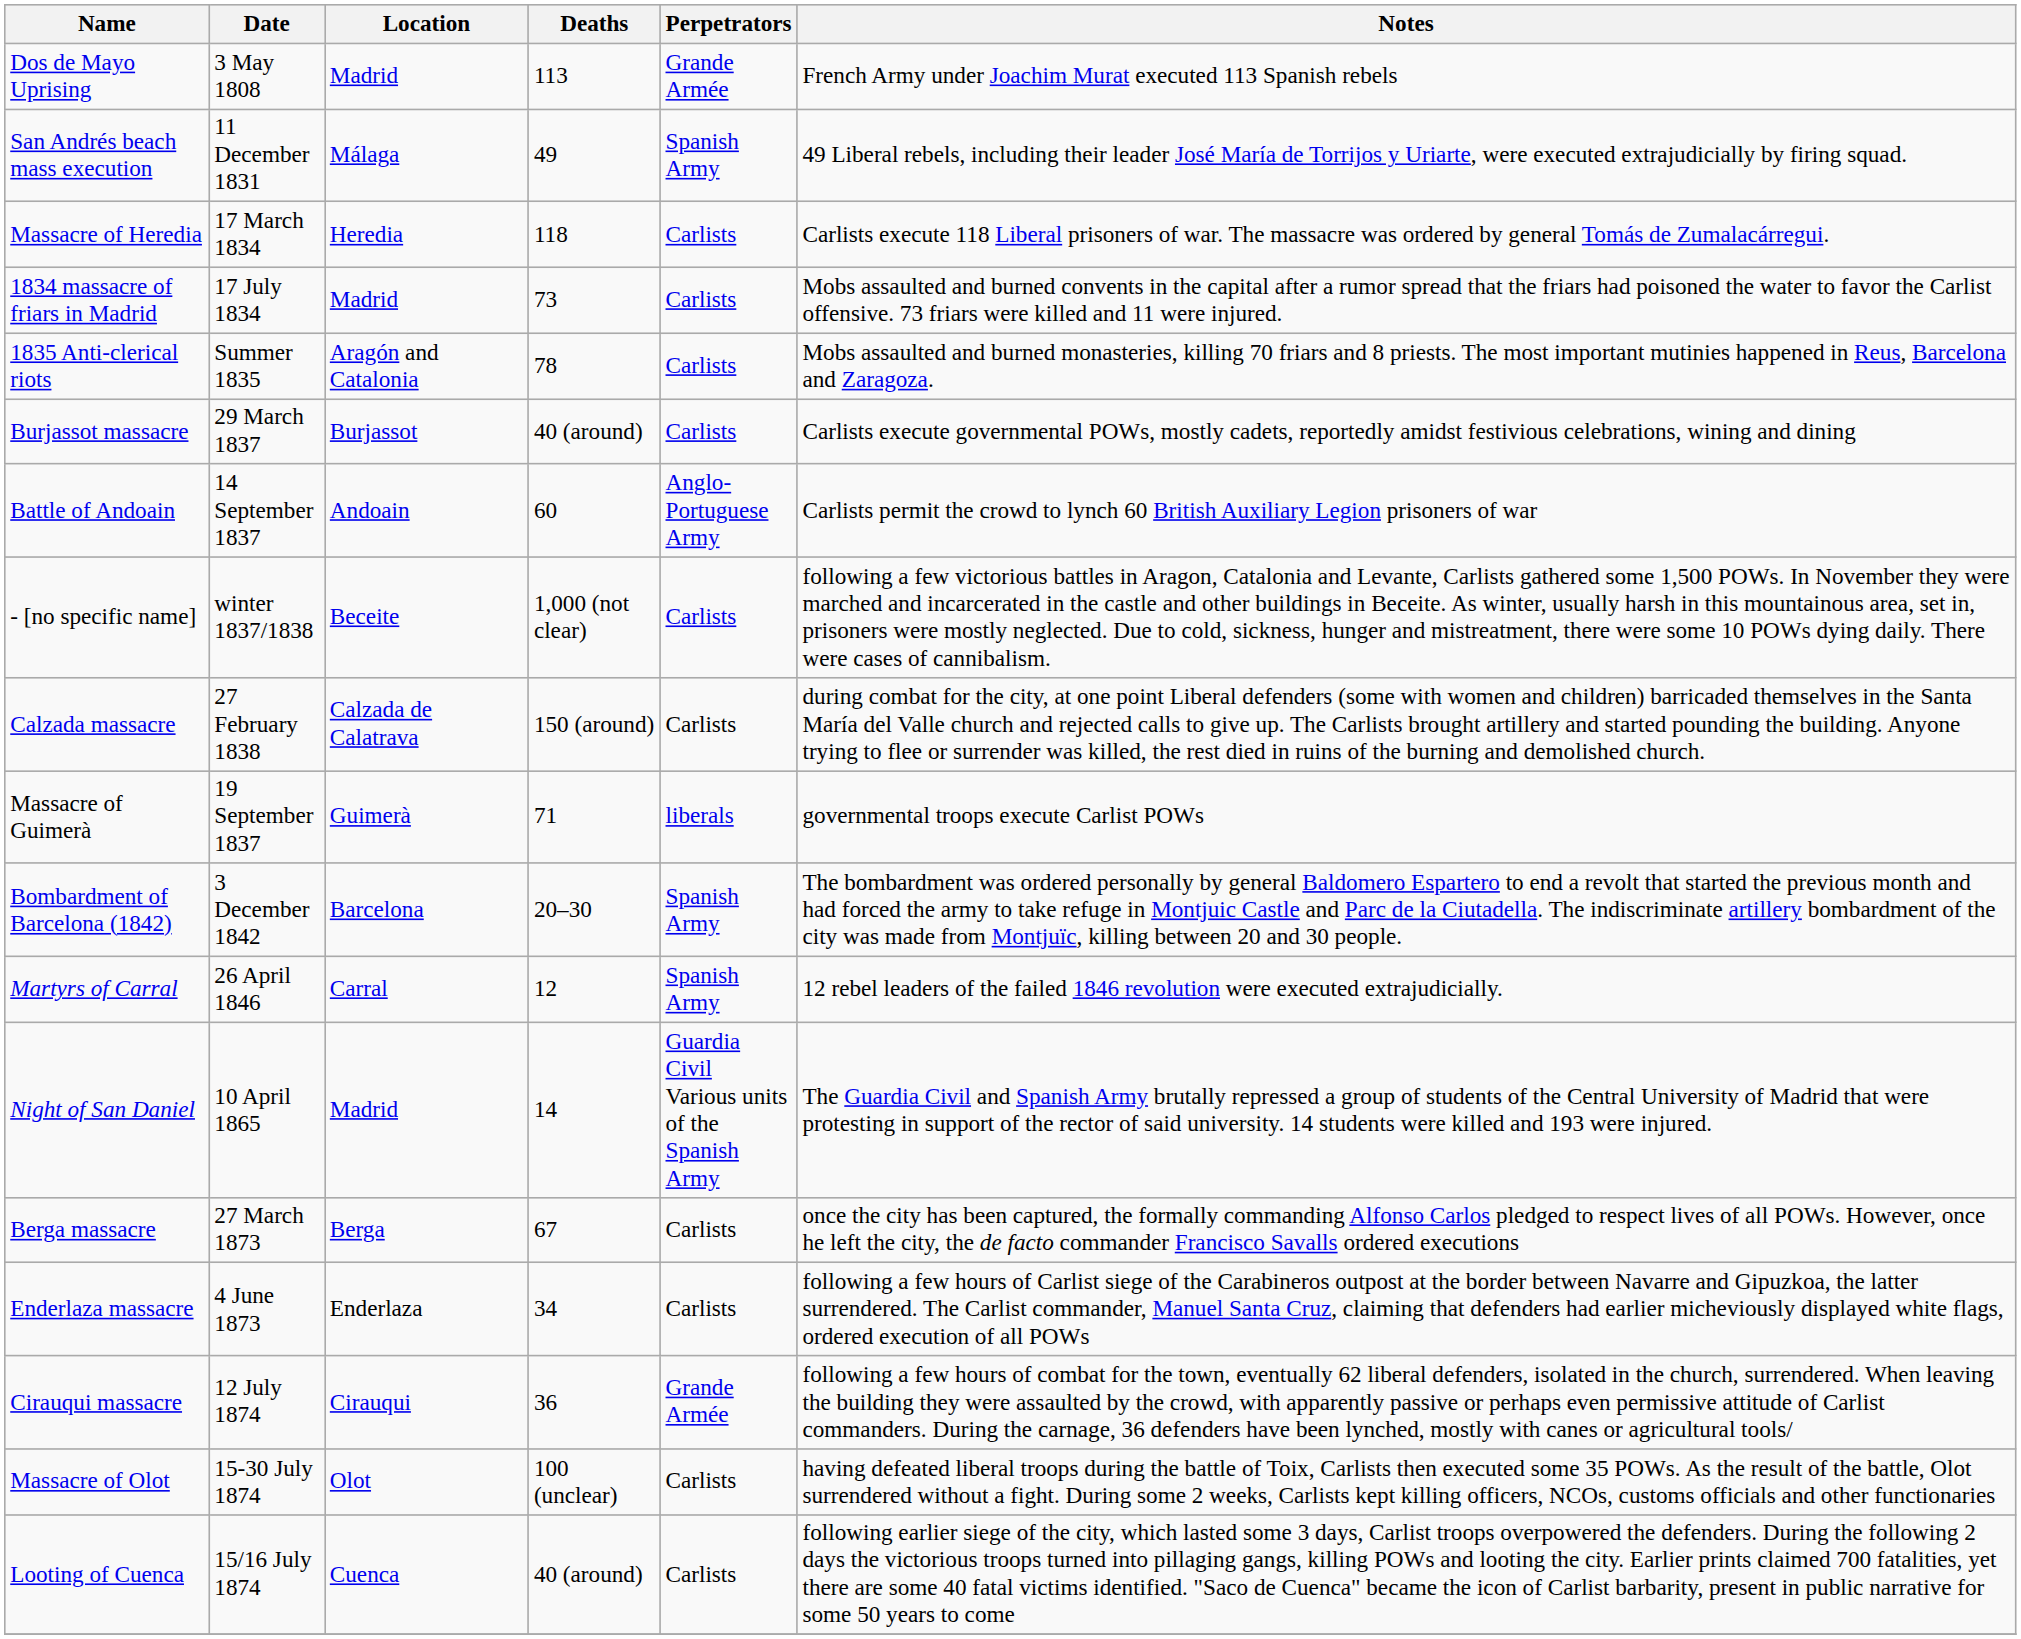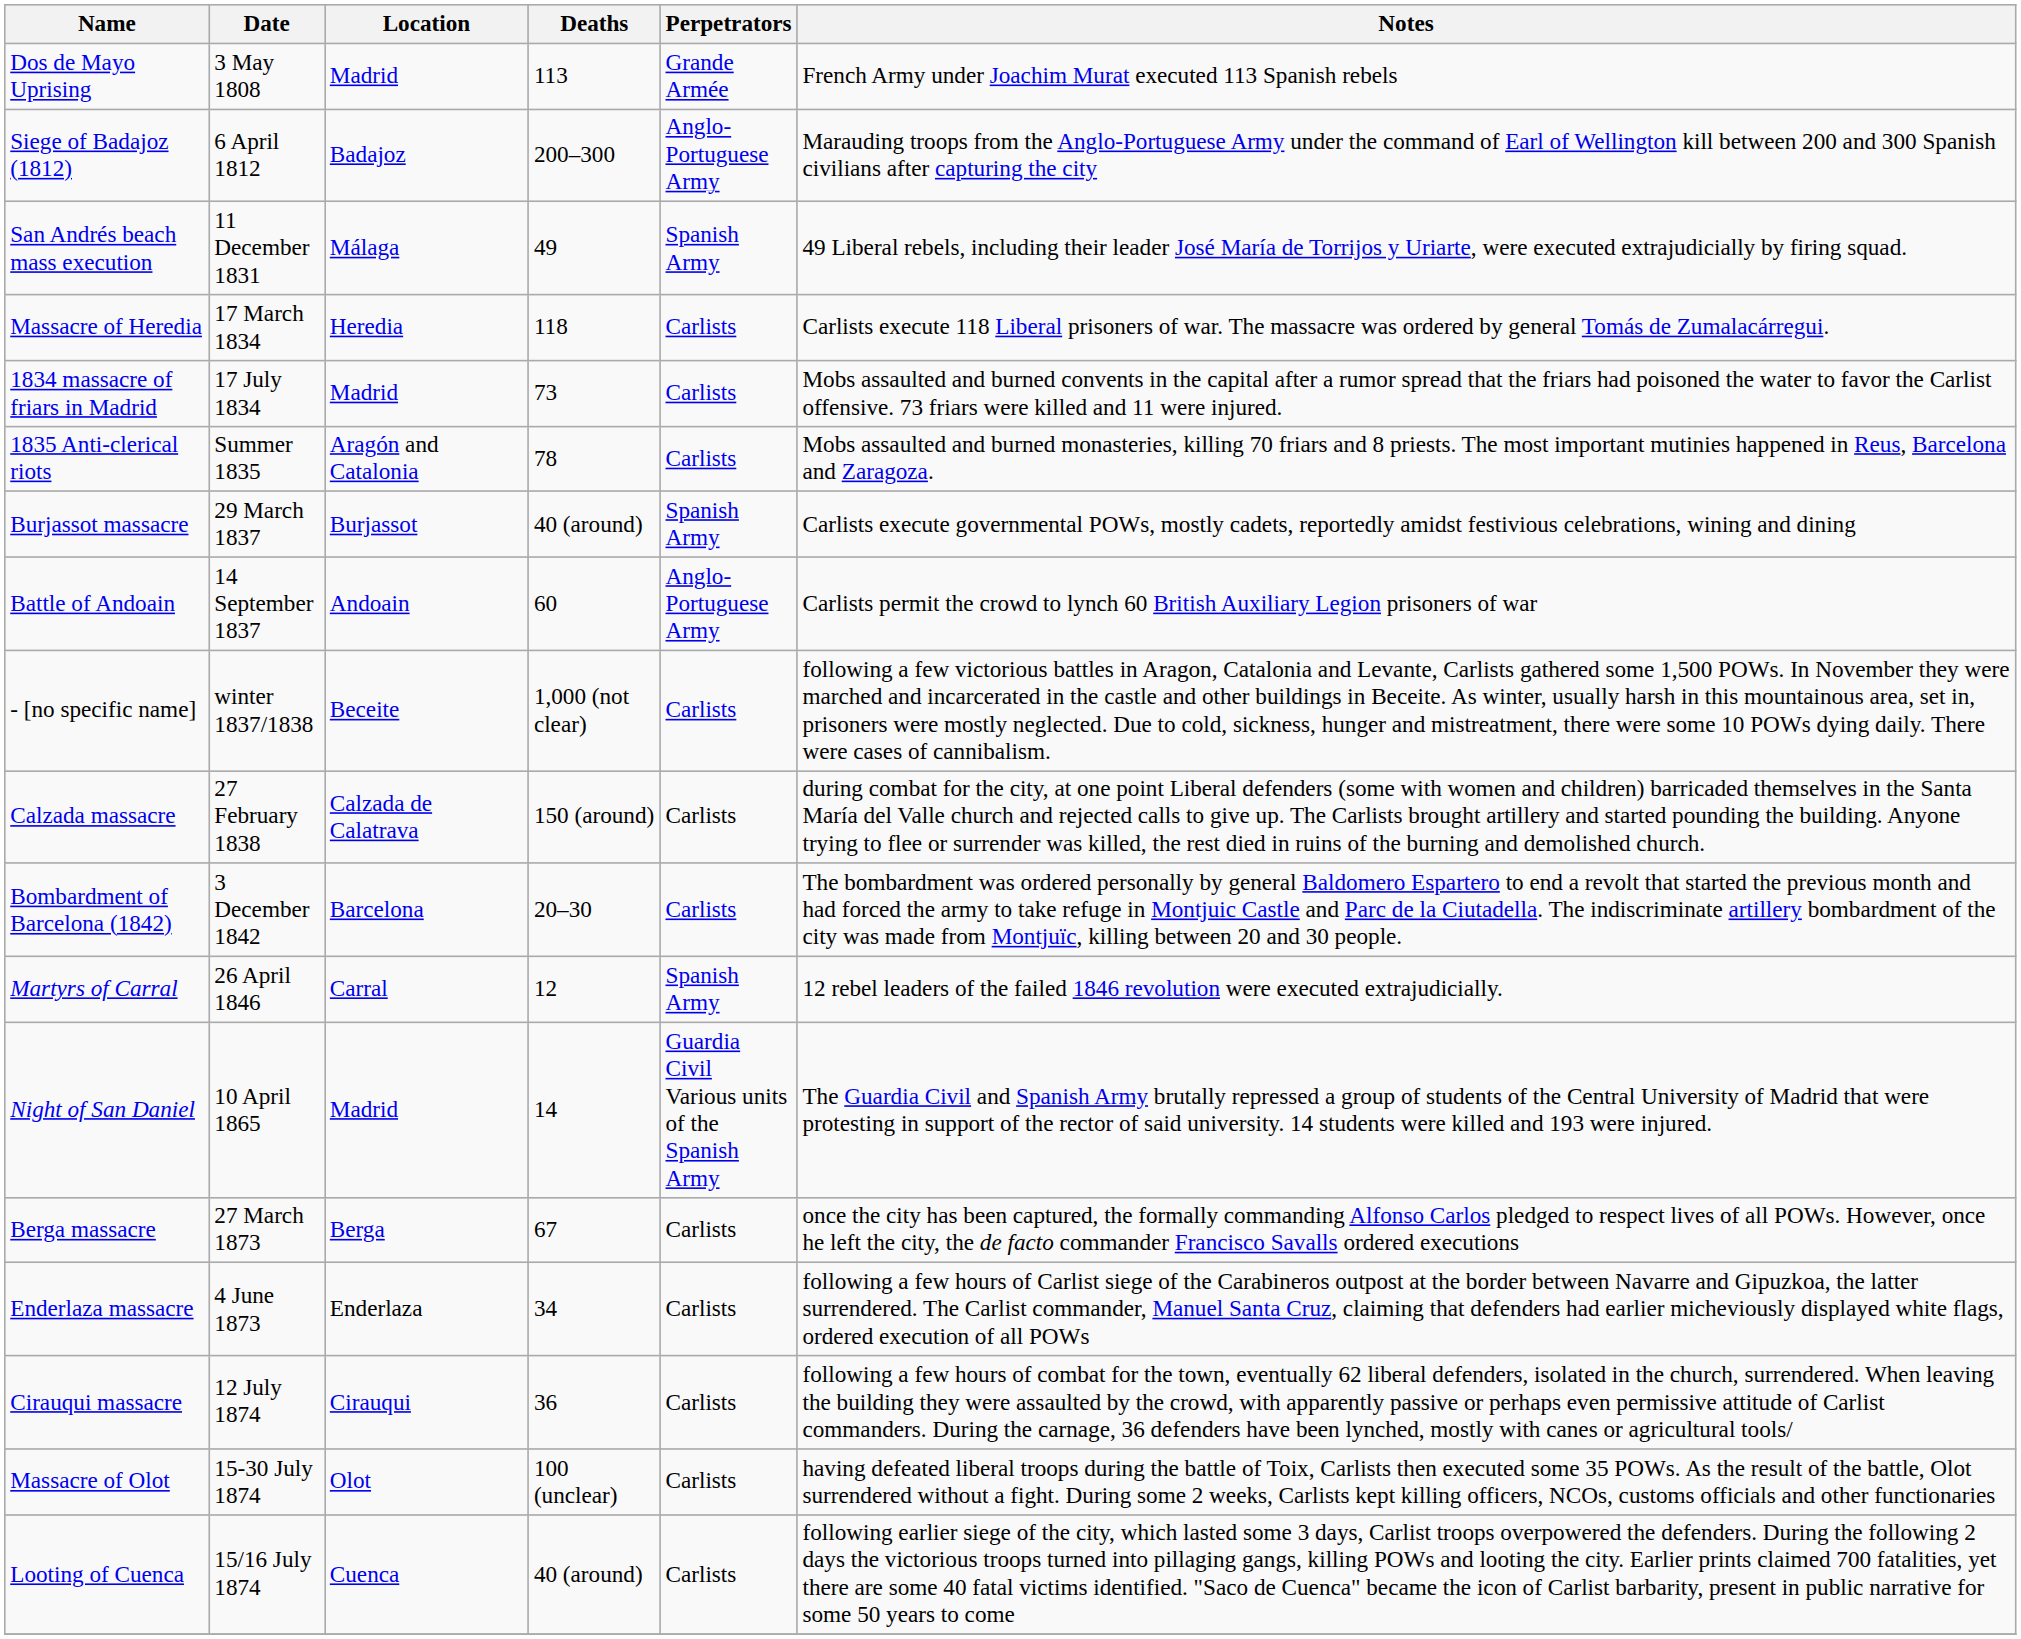+ row: (89, 155)
(701, 431) Carlists -> (702, 524) Spanish Army
- row: (67, 816)
(702, 909) Spanish Army -> (701, 909) Carlists
(700, 1402) Grande Armée -> (701, 1402) Carlists
